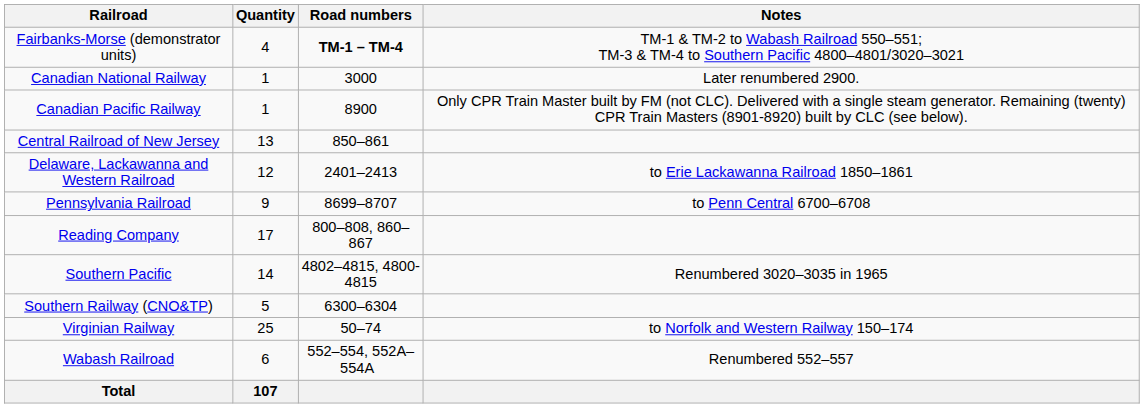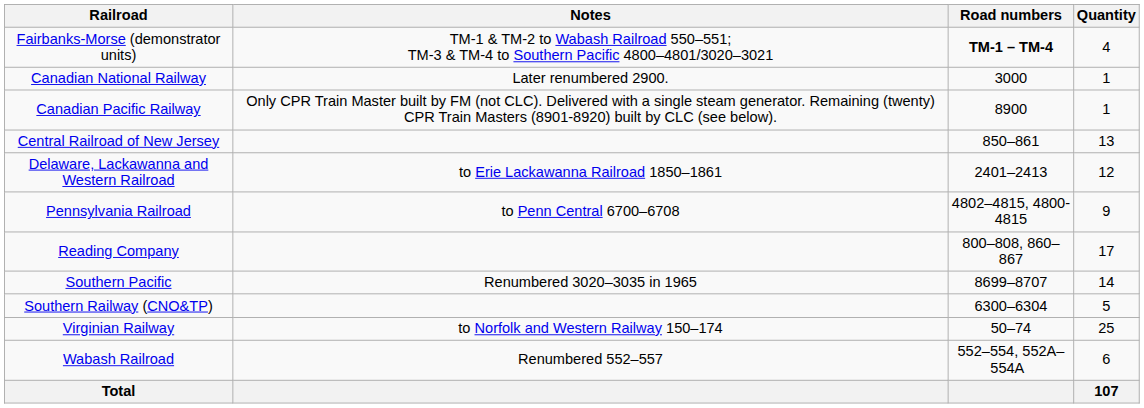columns swapped: (265, 16) <-> (781, 16)
(361, 203) 8699–8707 -> (1011, 211) 4802–4815, 4800-4815
(361, 274) 4802–4815, 4800-4815 -> (1011, 282) 8699–8707
